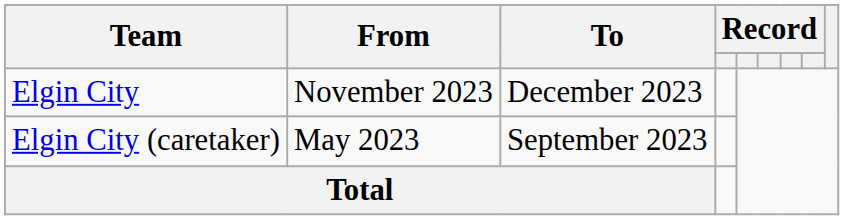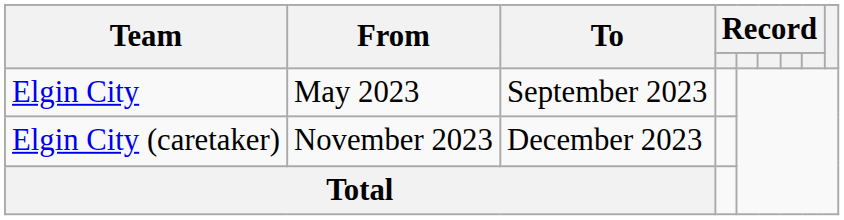(393, 91) November 2023 -> (357, 91) May 2023
(605, 91) December 2023 -> (607, 91) September 2023
(357, 140) May 2023 -> (393, 140) November 2023
(607, 140) September 2023 -> (605, 140) December 2023
